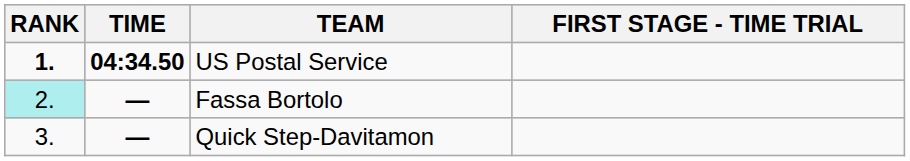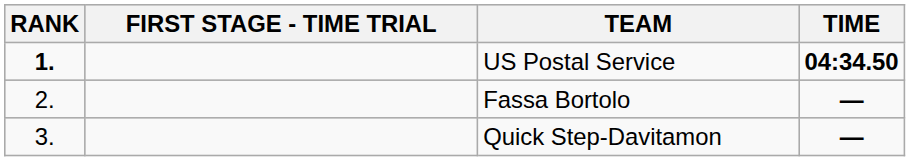columns swapped: (708, 24) <-> (137, 24)
(45, 99) paleturquoise background -> (45, 99) no background
